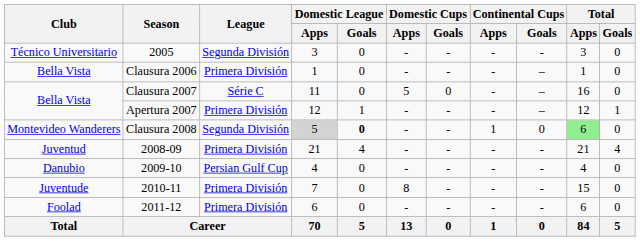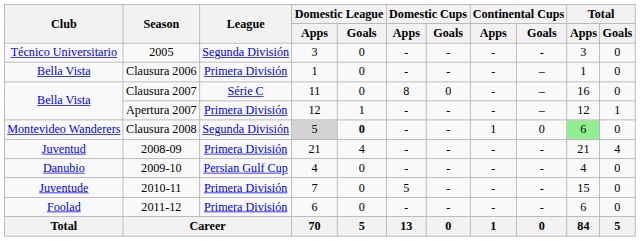(406, 91) 5 -> (406, 91) 8
(406, 187) 8 -> (406, 187) 5
